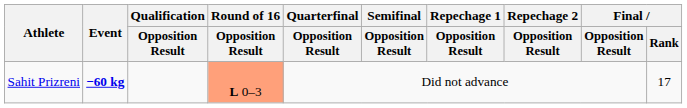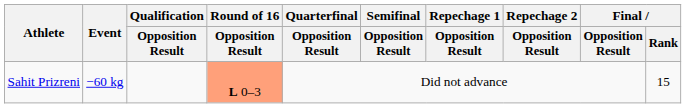(105, 82) bold -> (105, 82) normal
(664, 82) 17 -> (663, 82) 15
